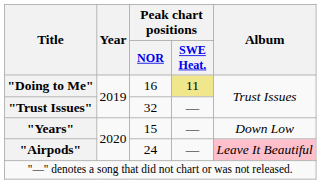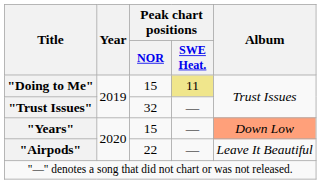(151, 85) 16 -> (151, 85) 15
(265, 128) no background -> (265, 128) lightsalmon background
(151, 149) 24 -> (151, 149) 22
(265, 149) pink background -> (265, 149) no background
